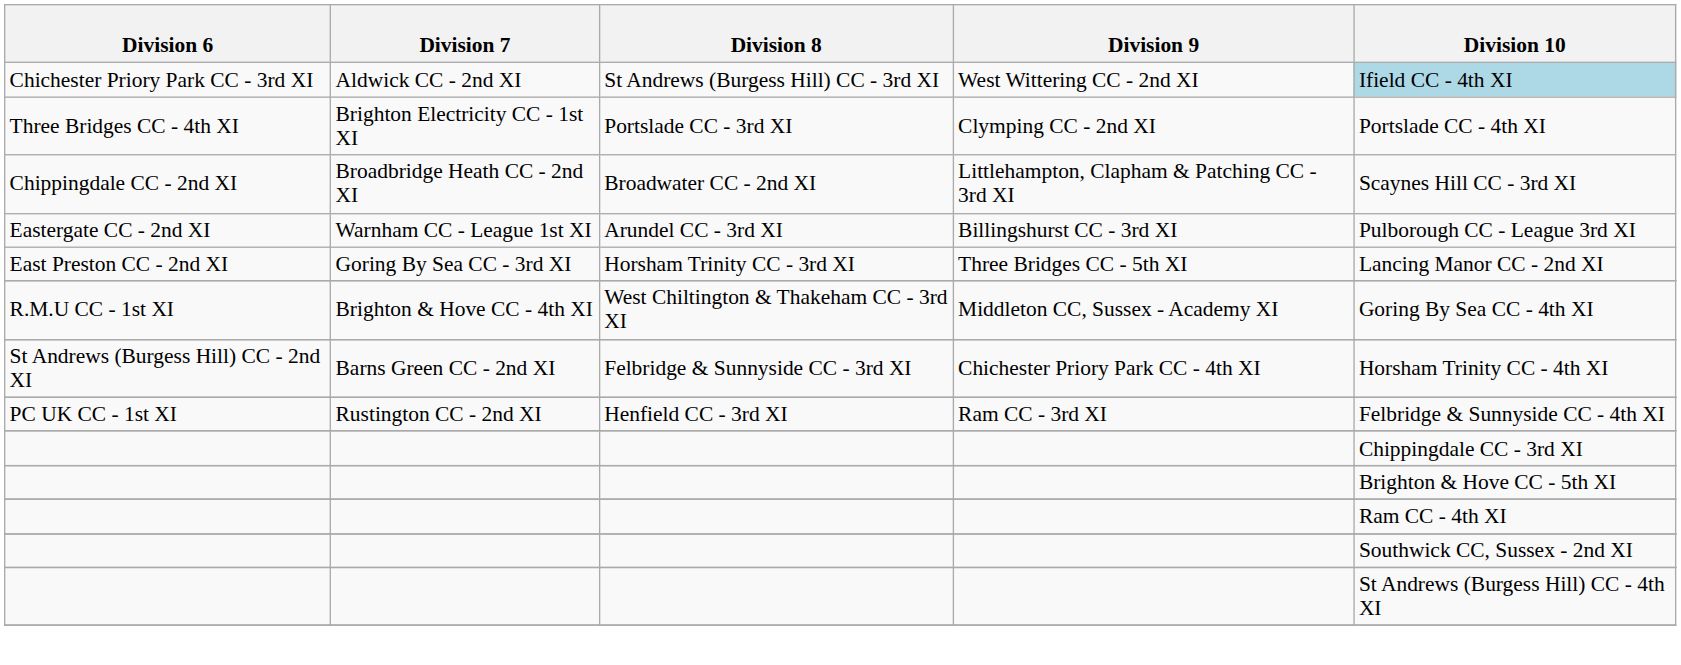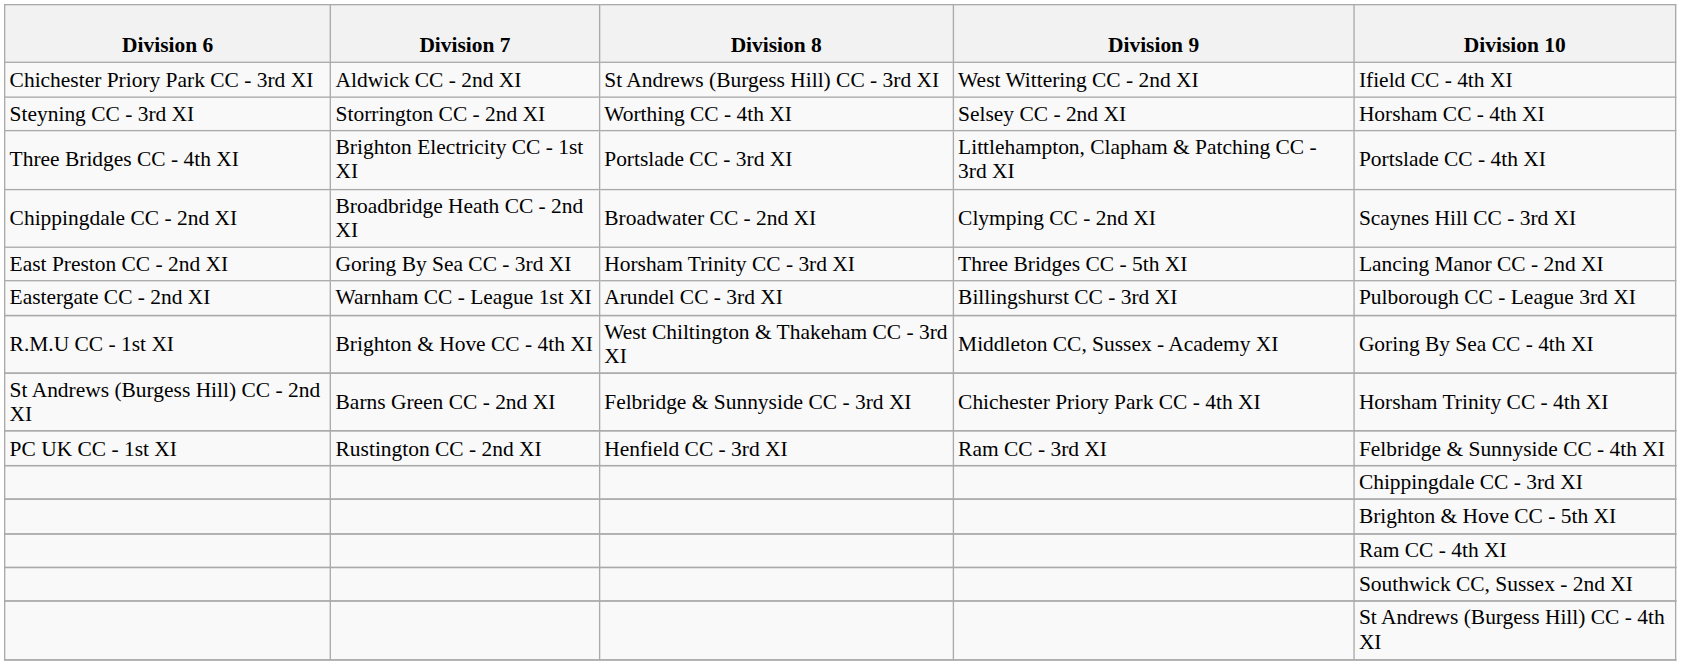(1436, 79) lightblue background -> (1436, 79) no background
+ row: (102, 113)
(1057, 125) Clymping CC - 2nd XI -> (1137, 159) Littlehampton, Clapham & Patching CC - 3rd XI
(1137, 183) Littlehampton, Clapham & Patching CC - 3rd XI -> (1057, 217) Clymping CC - 2nd XI
rows swapped: (119, 263) <-> (110, 229)
